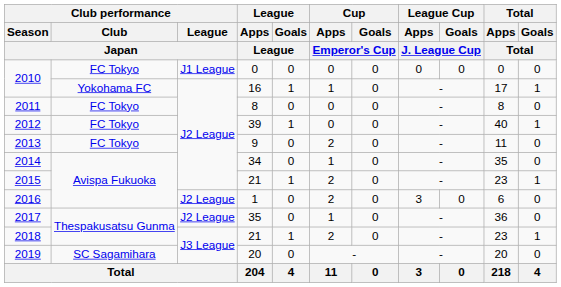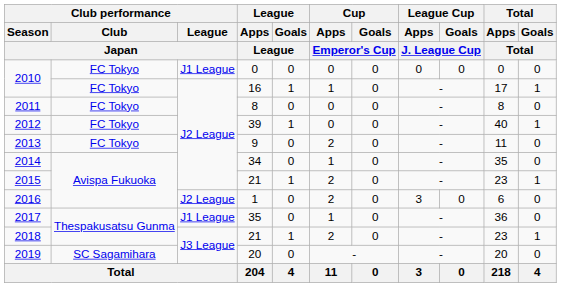(114, 87) Yokohama FC -> (114, 87) FC Tokyo
(207, 217) J2 League -> (207, 217) J1 League
